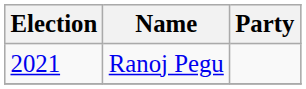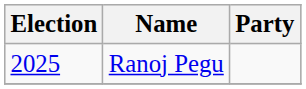(35, 63) 2021 -> (35, 63) 2025
